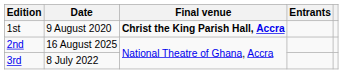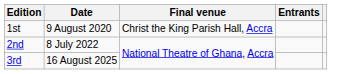(203, 29) bold -> (197, 29) normal
(82, 45) 16 August 2025 -> (72, 45) 8 July 2022
(72, 61) 8 July 2022 -> (82, 61) 16 August 2025
